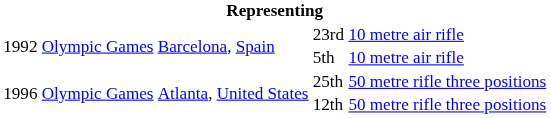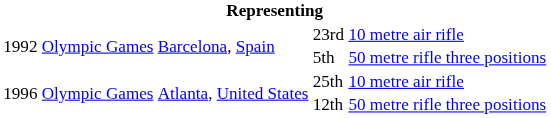(406, 57) 10 metre air rifle -> (447, 57) 50 metre rifle three positions
(447, 81) 50 metre rifle three positions -> (406, 81) 10 metre air rifle
